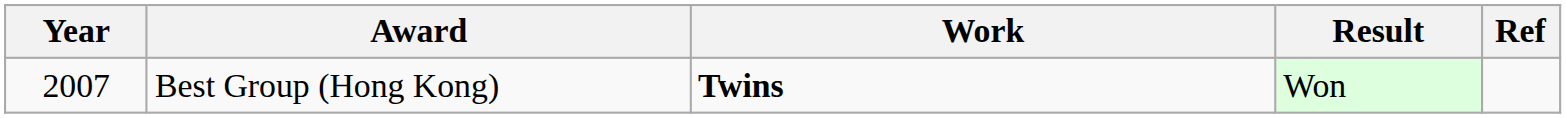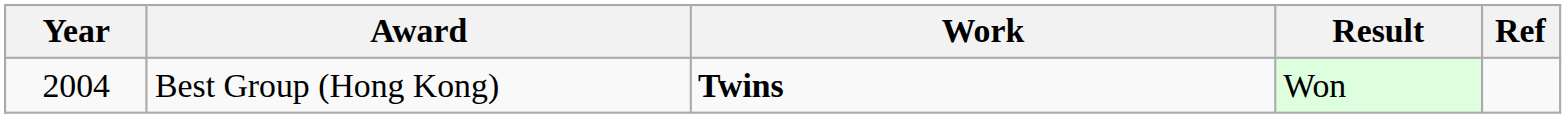(76, 84) 2007 -> (76, 84) 2004
